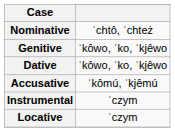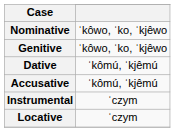(123, 30) ˈchtô, ˈchteż -> (123, 30) ˈkôwo, ˈko, ˈkjêwo
(123, 65) ˈkôwo, ˈko, ˈkjêwo -> (123, 65) ˈkômú, ˈkjêmú
